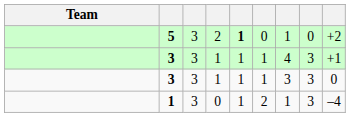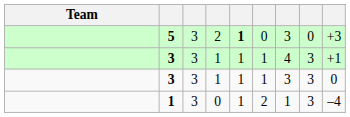(287, 36) 1 -> (287, 36) 3
(334, 36) +2 -> (334, 36) +3
